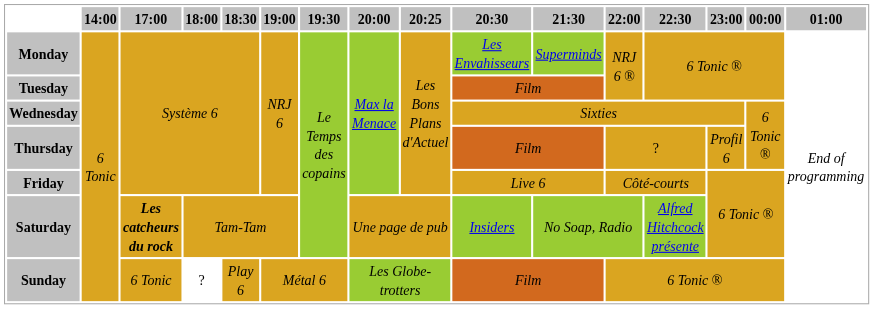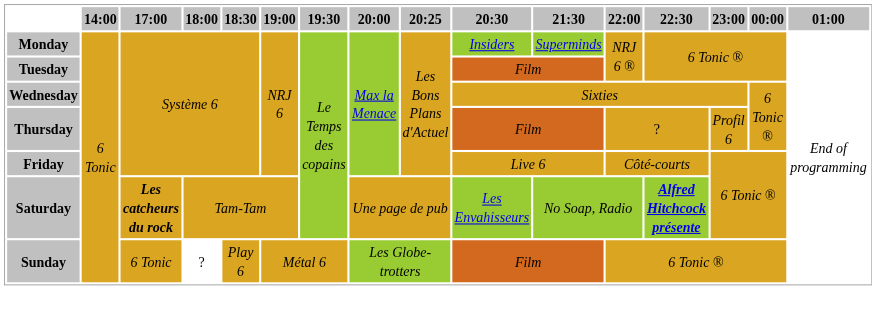(492, 54) Les Envahisseurs -> (492, 44) Insiders
(492, 227) Insiders -> (492, 208) Les Envahisseurs
(675, 227) normal -> (676, 207) bold
